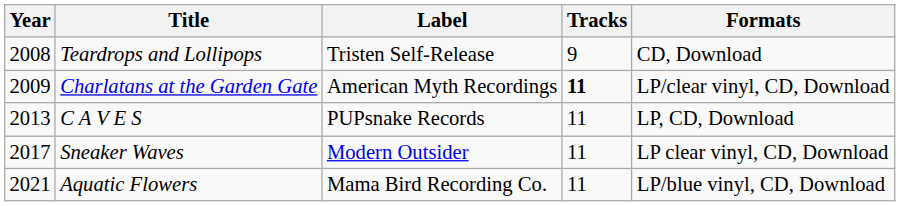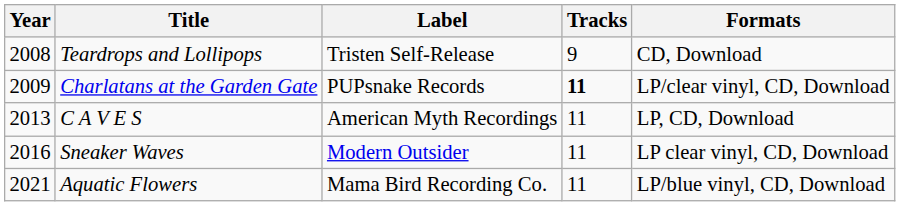(442, 86) American Myth Recordings -> (406, 86) PUPsnake Records
(406, 119) PUPsnake Records -> (442, 119) American Myth Recordings
(30, 151) 2017 -> (30, 151) 2016
